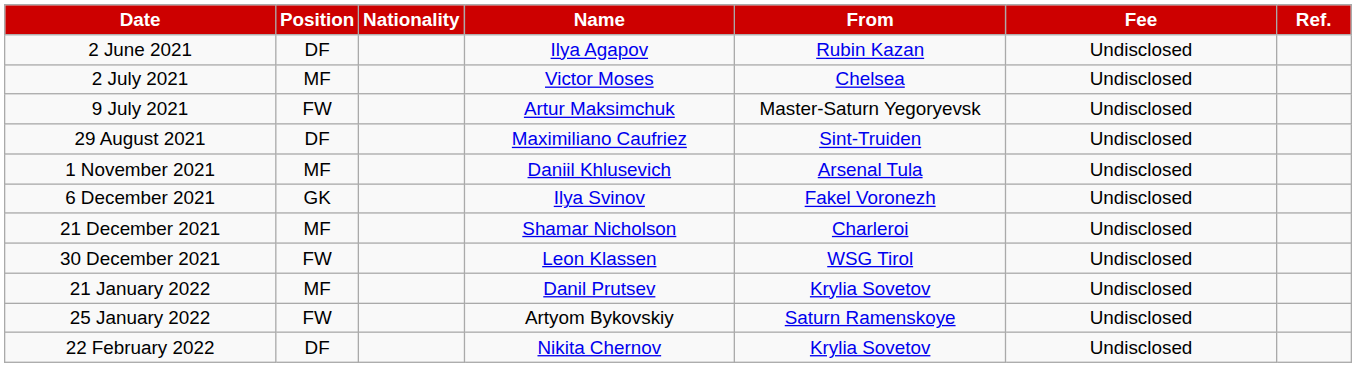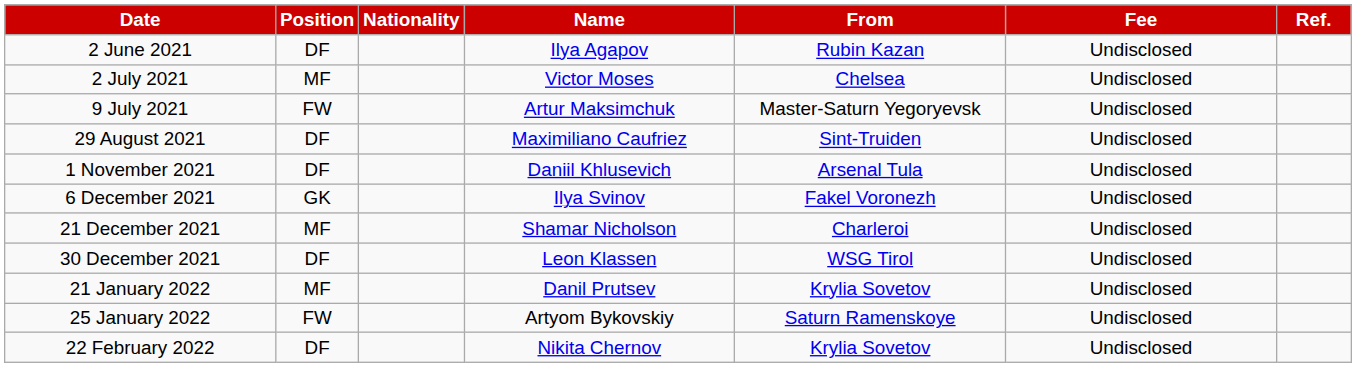(317, 169) MF -> (317, 169) DF
(317, 258) FW -> (317, 258) DF
